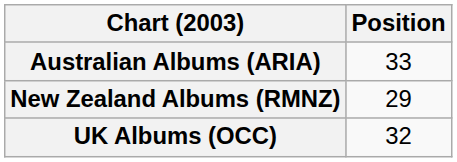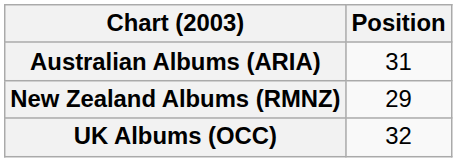(398, 61) 33 -> (398, 61) 31
